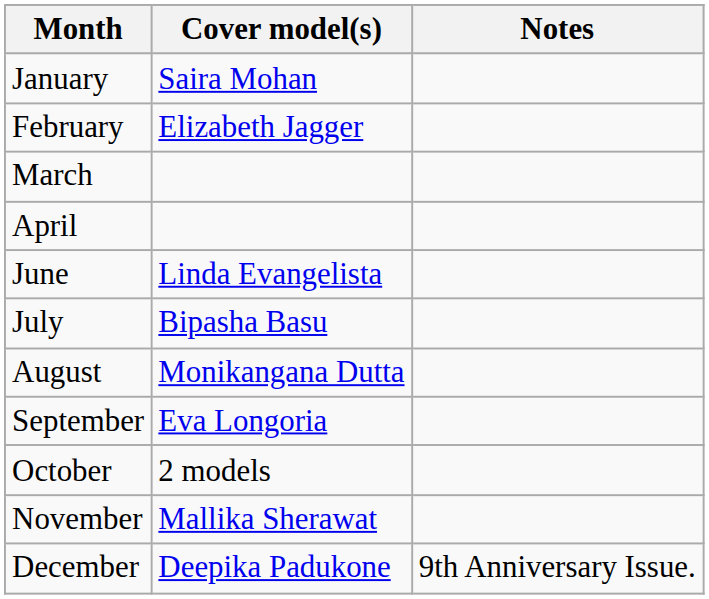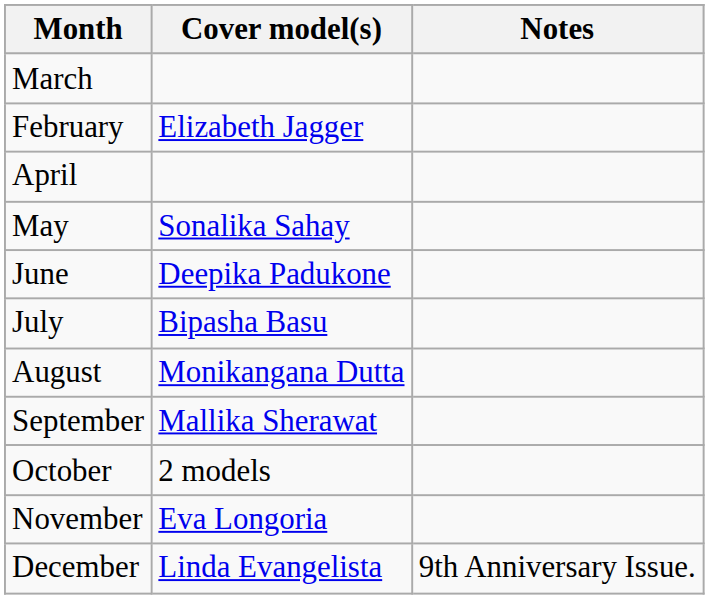- row: (60, 77)
rows swapped: (68, 126) <-> (52, 175)
+ row: (40, 224)
(270, 273) Linda Evangelista -> (275, 273) Deepika Padukone
(243, 420) Eva Longoria -> (268, 420) Mallika Sherawat
(268, 518) Mallika Sherawat -> (243, 518) Eva Longoria
(275, 567) Deepika Padukone -> (270, 567) Linda Evangelista
